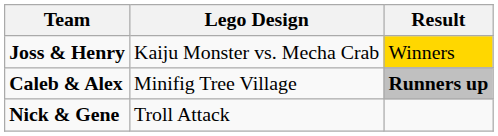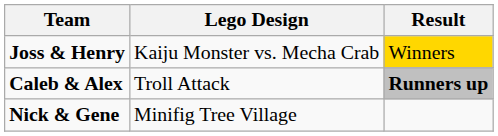(215, 83) Minifig Tree Village -> (182, 83) Troll Attack
(182, 114) Troll Attack -> (215, 114) Minifig Tree Village
